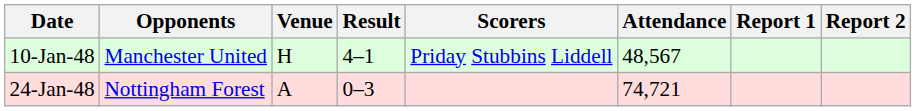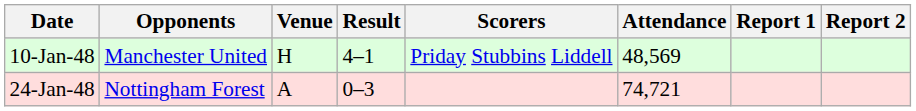(652, 55) 48,567 -> (652, 55) 48,569
